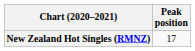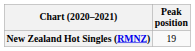(171, 38) 17 -> (171, 38) 19
